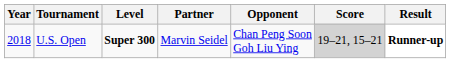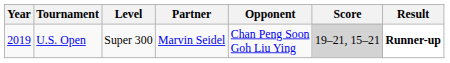(19, 41) 2018 -> (19, 41) 2019
(130, 41) bold -> (128, 41) normal
